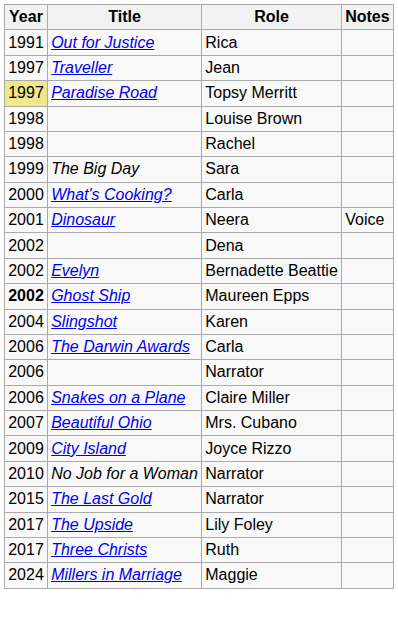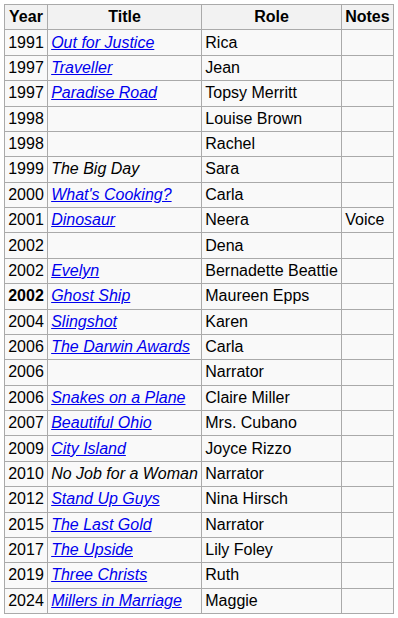(26, 93) khaki background -> (26, 93) no background
+ row: (105, 499)
(26, 550) 2017 -> (26, 575) 2019
